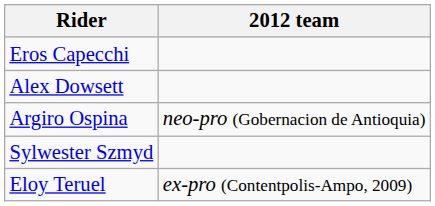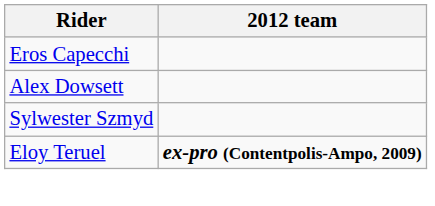- row: (69, 119)
(287, 184) normal -> (292, 151) bold
